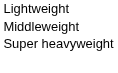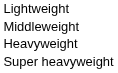+ row: (41, 44)
